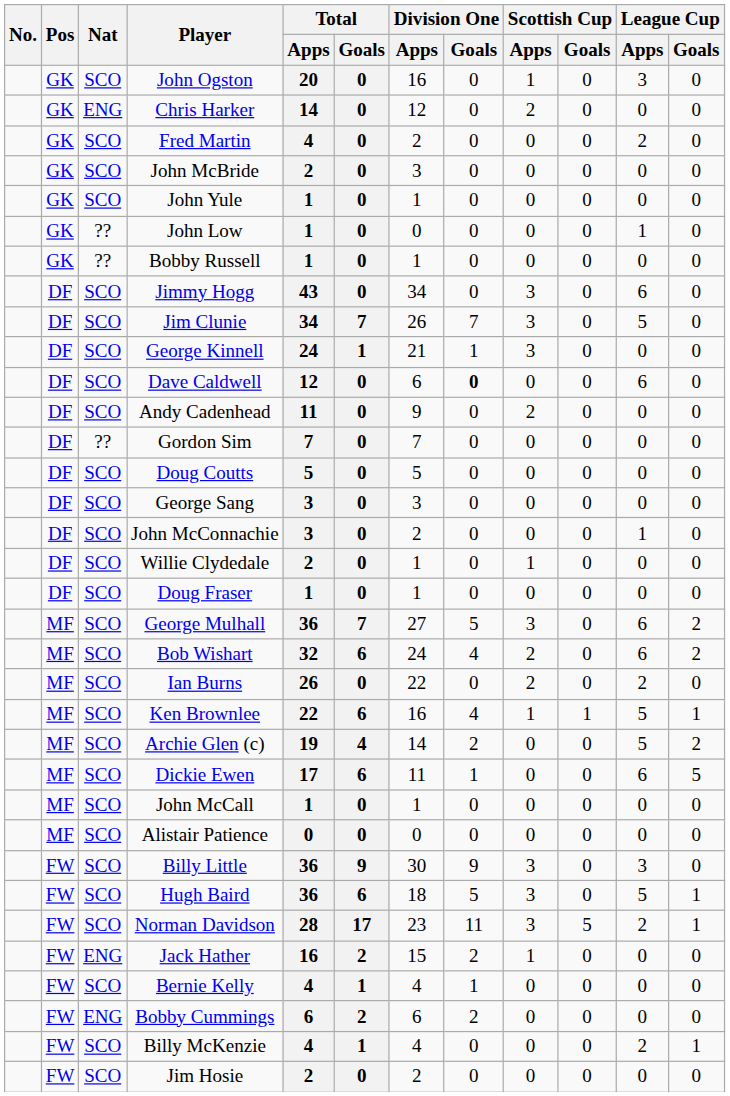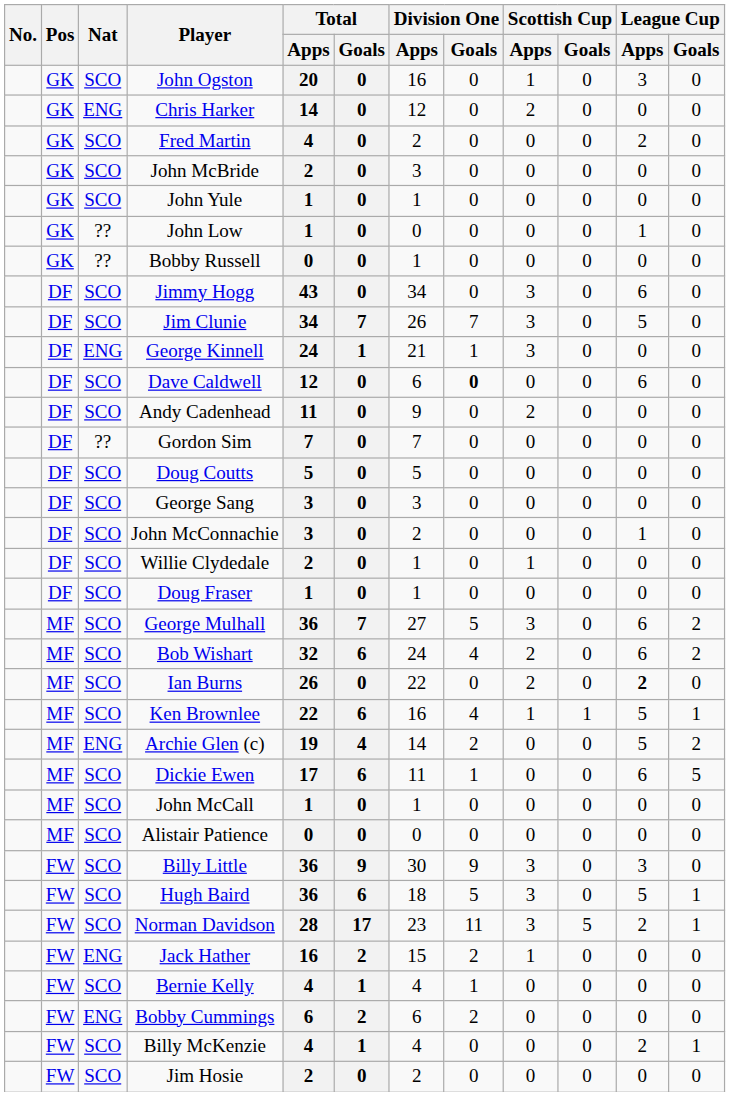(309, 261) 1 -> (309, 261) 0
(103, 351) SCO -> (103, 351) ENG
(642, 683) normal -> (642, 683) bold
(103, 744) SCO -> (103, 744) ENG
